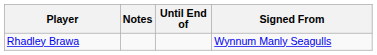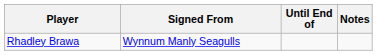columns swapped: (292, 19) <-> (138, 19)
